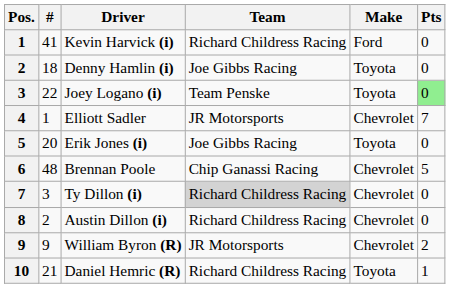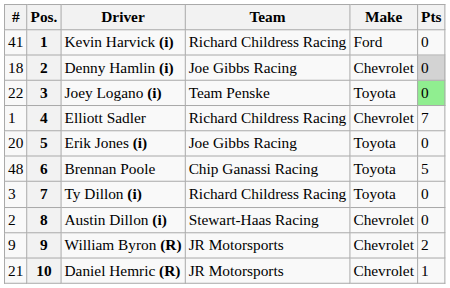columns swapped: (21, 17) <-> (50, 17)
(375, 67) Toyota -> (384, 67) Chevrolet
(425, 67) no background -> (425, 67) lightgrey background
(236, 118) JR Motorsports -> (267, 118) Richard Childress Racing
(384, 169) Chevrolet -> (375, 169) Toyota
(267, 194) lightgrey background -> (267, 194) no background
(384, 194) Chevrolet -> (375, 194) Toyota
(267, 219) Richard Childress Racing -> (254, 219) Stewart-Haas Racing
(267, 270) Richard Childress Racing -> (236, 270) JR Motorsports
(375, 270) Toyota -> (384, 270) Chevrolet
